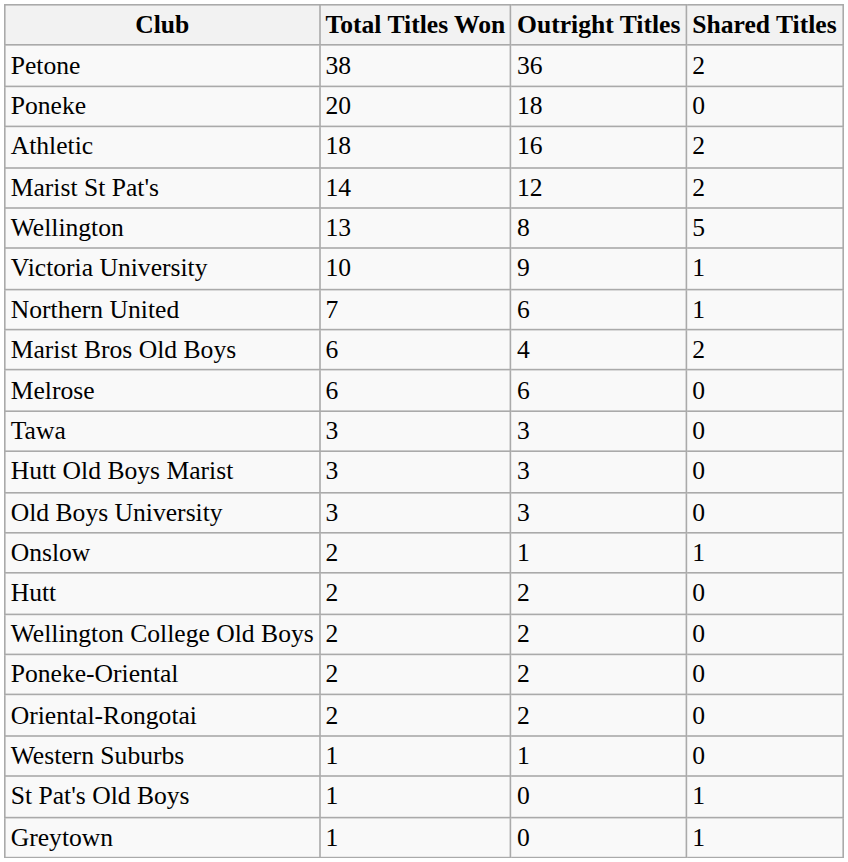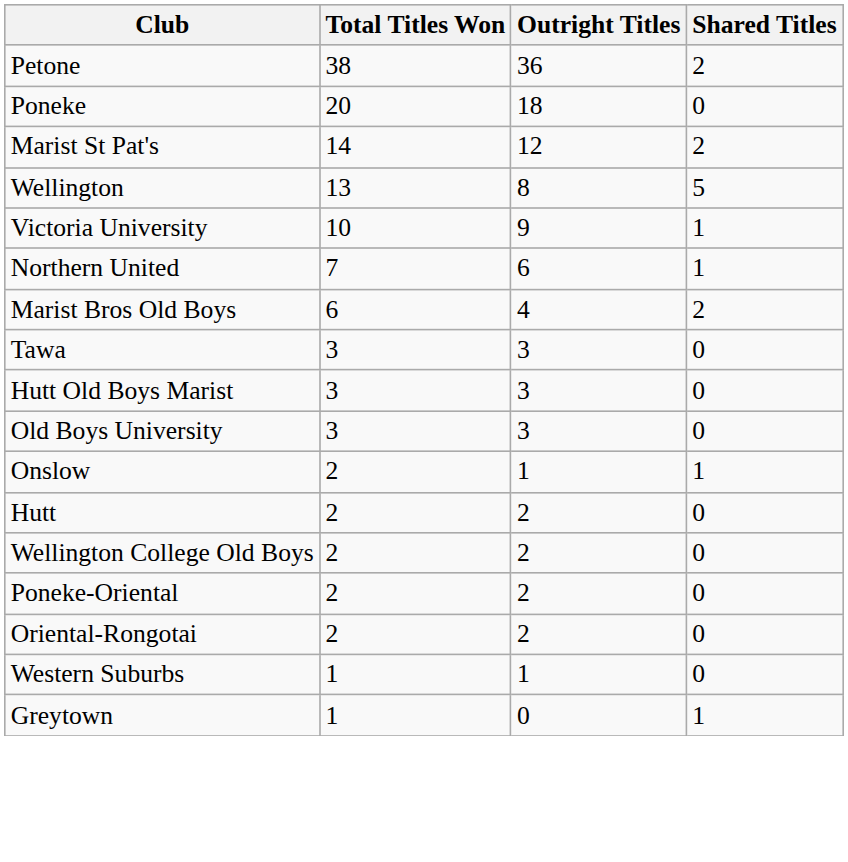- row: (52, 146)
- row: (53, 390)
- row: (100, 796)
